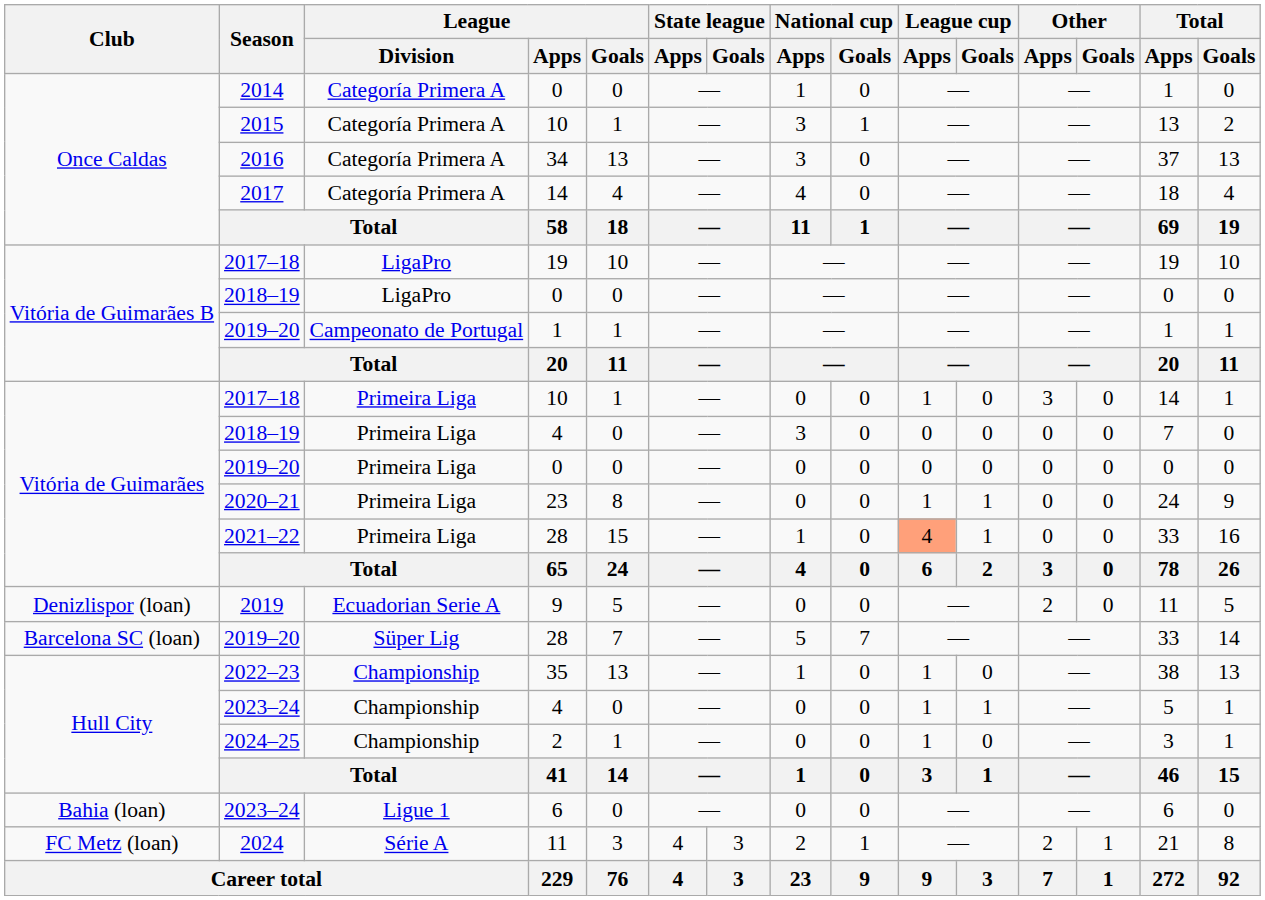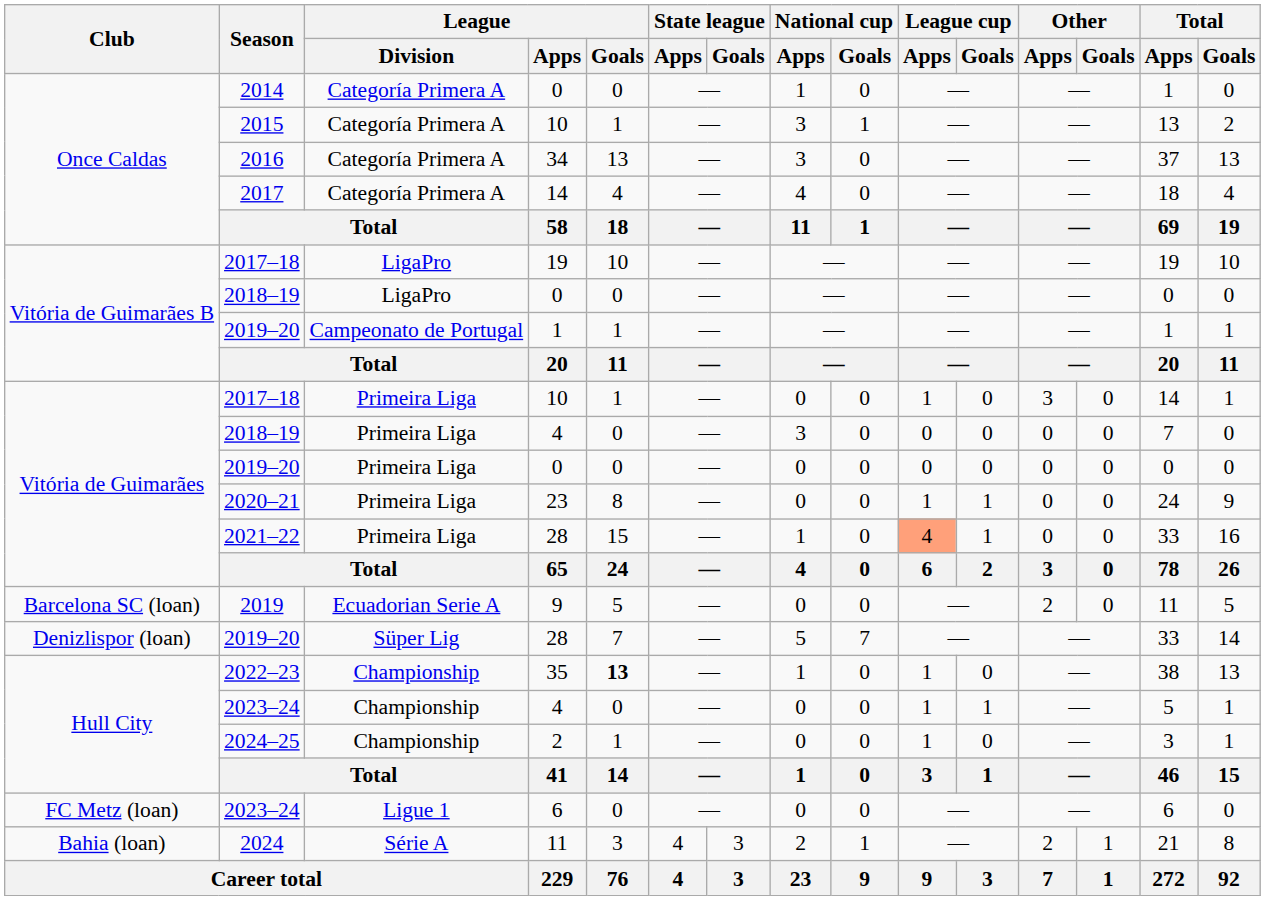(112, 603) Denizlispor (loan) -> (112, 603) Barcelona SC (loan)
(112, 638) Barcelona SC (loan) -> (112, 638) Denizlispor (loan)
(618, 672) normal -> (618, 672) bold
(112, 809) Bahia (loan) -> (112, 809) FC Metz (loan)
(112, 843) FC Metz (loan) -> (112, 843) Bahia (loan)
